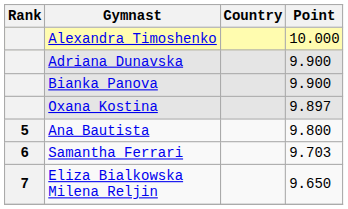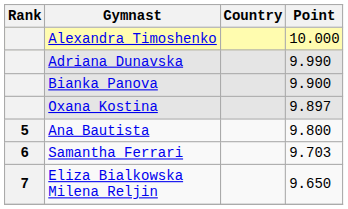(310, 62) 9.900 -> (310, 62) 9.990
